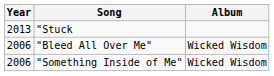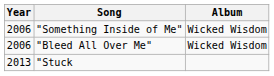rows swapped: (109, 62) <-> (54, 29)
